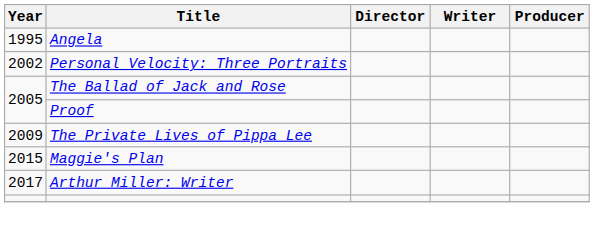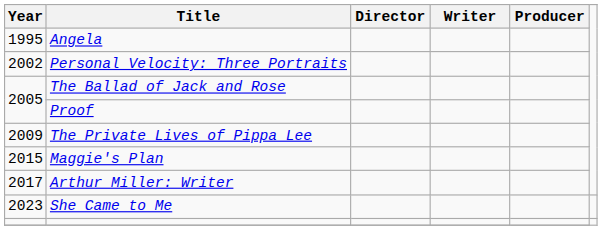+ row: (26, 206)
